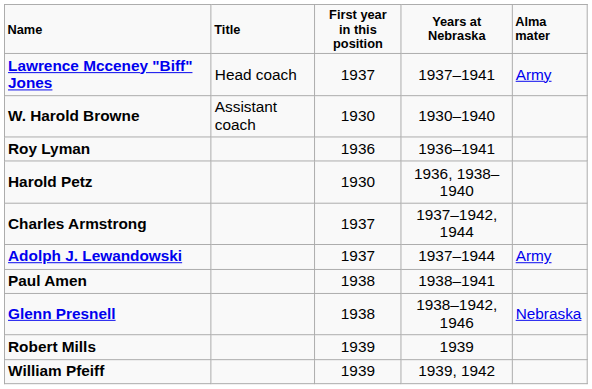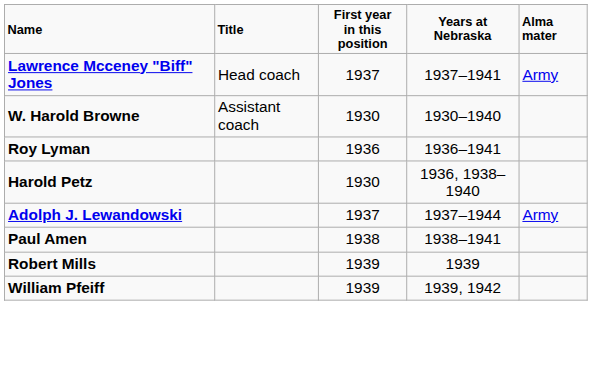- row: (77, 223)
- row: (62, 314)
